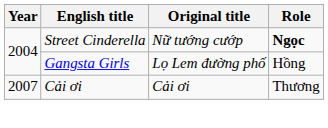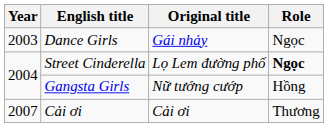+ row: (81, 39)
(198, 39) Nữ tướng cướp -> (209, 63) Lọ Lem đường phố
(209, 63) Lọ Lem đường phố -> (198, 87) Nữ tướng cướp
